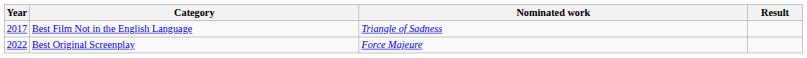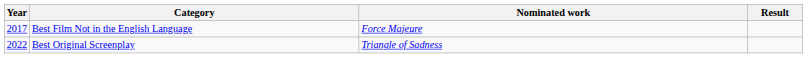(402, 28) Triangle of Sadness -> (392, 28) Force Majeure
(392, 45) Force Majeure -> (402, 45) Triangle of Sadness
